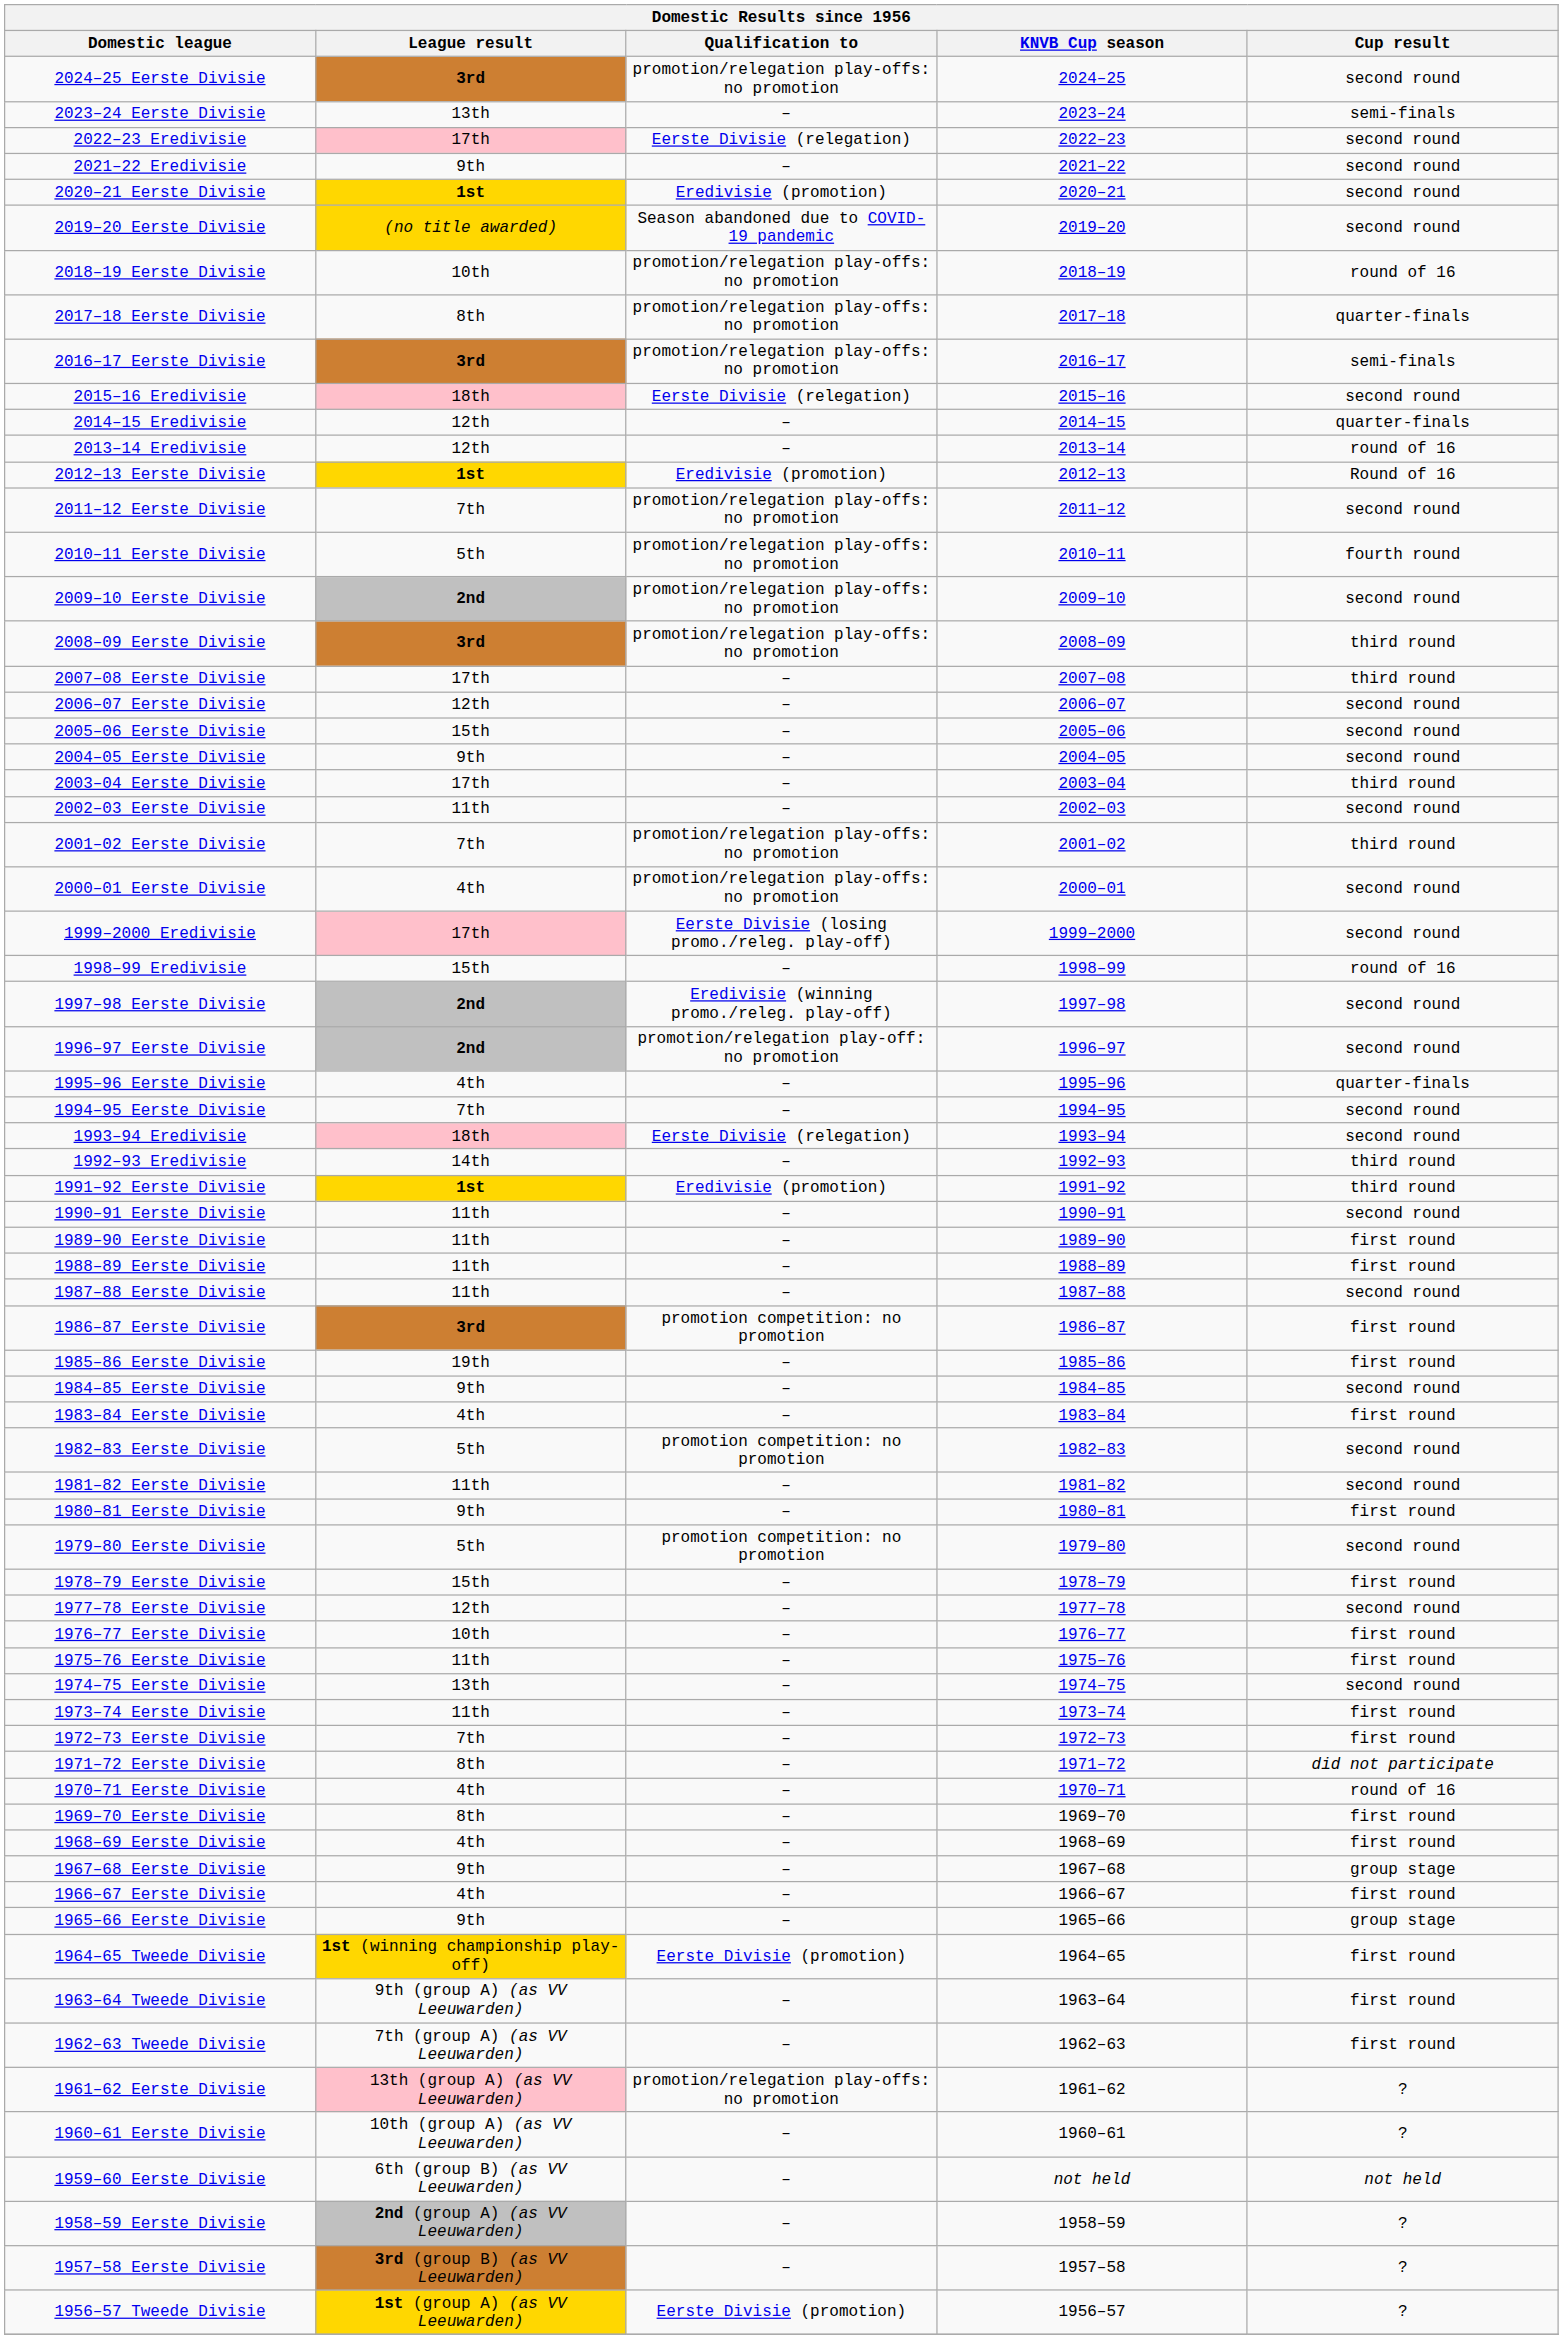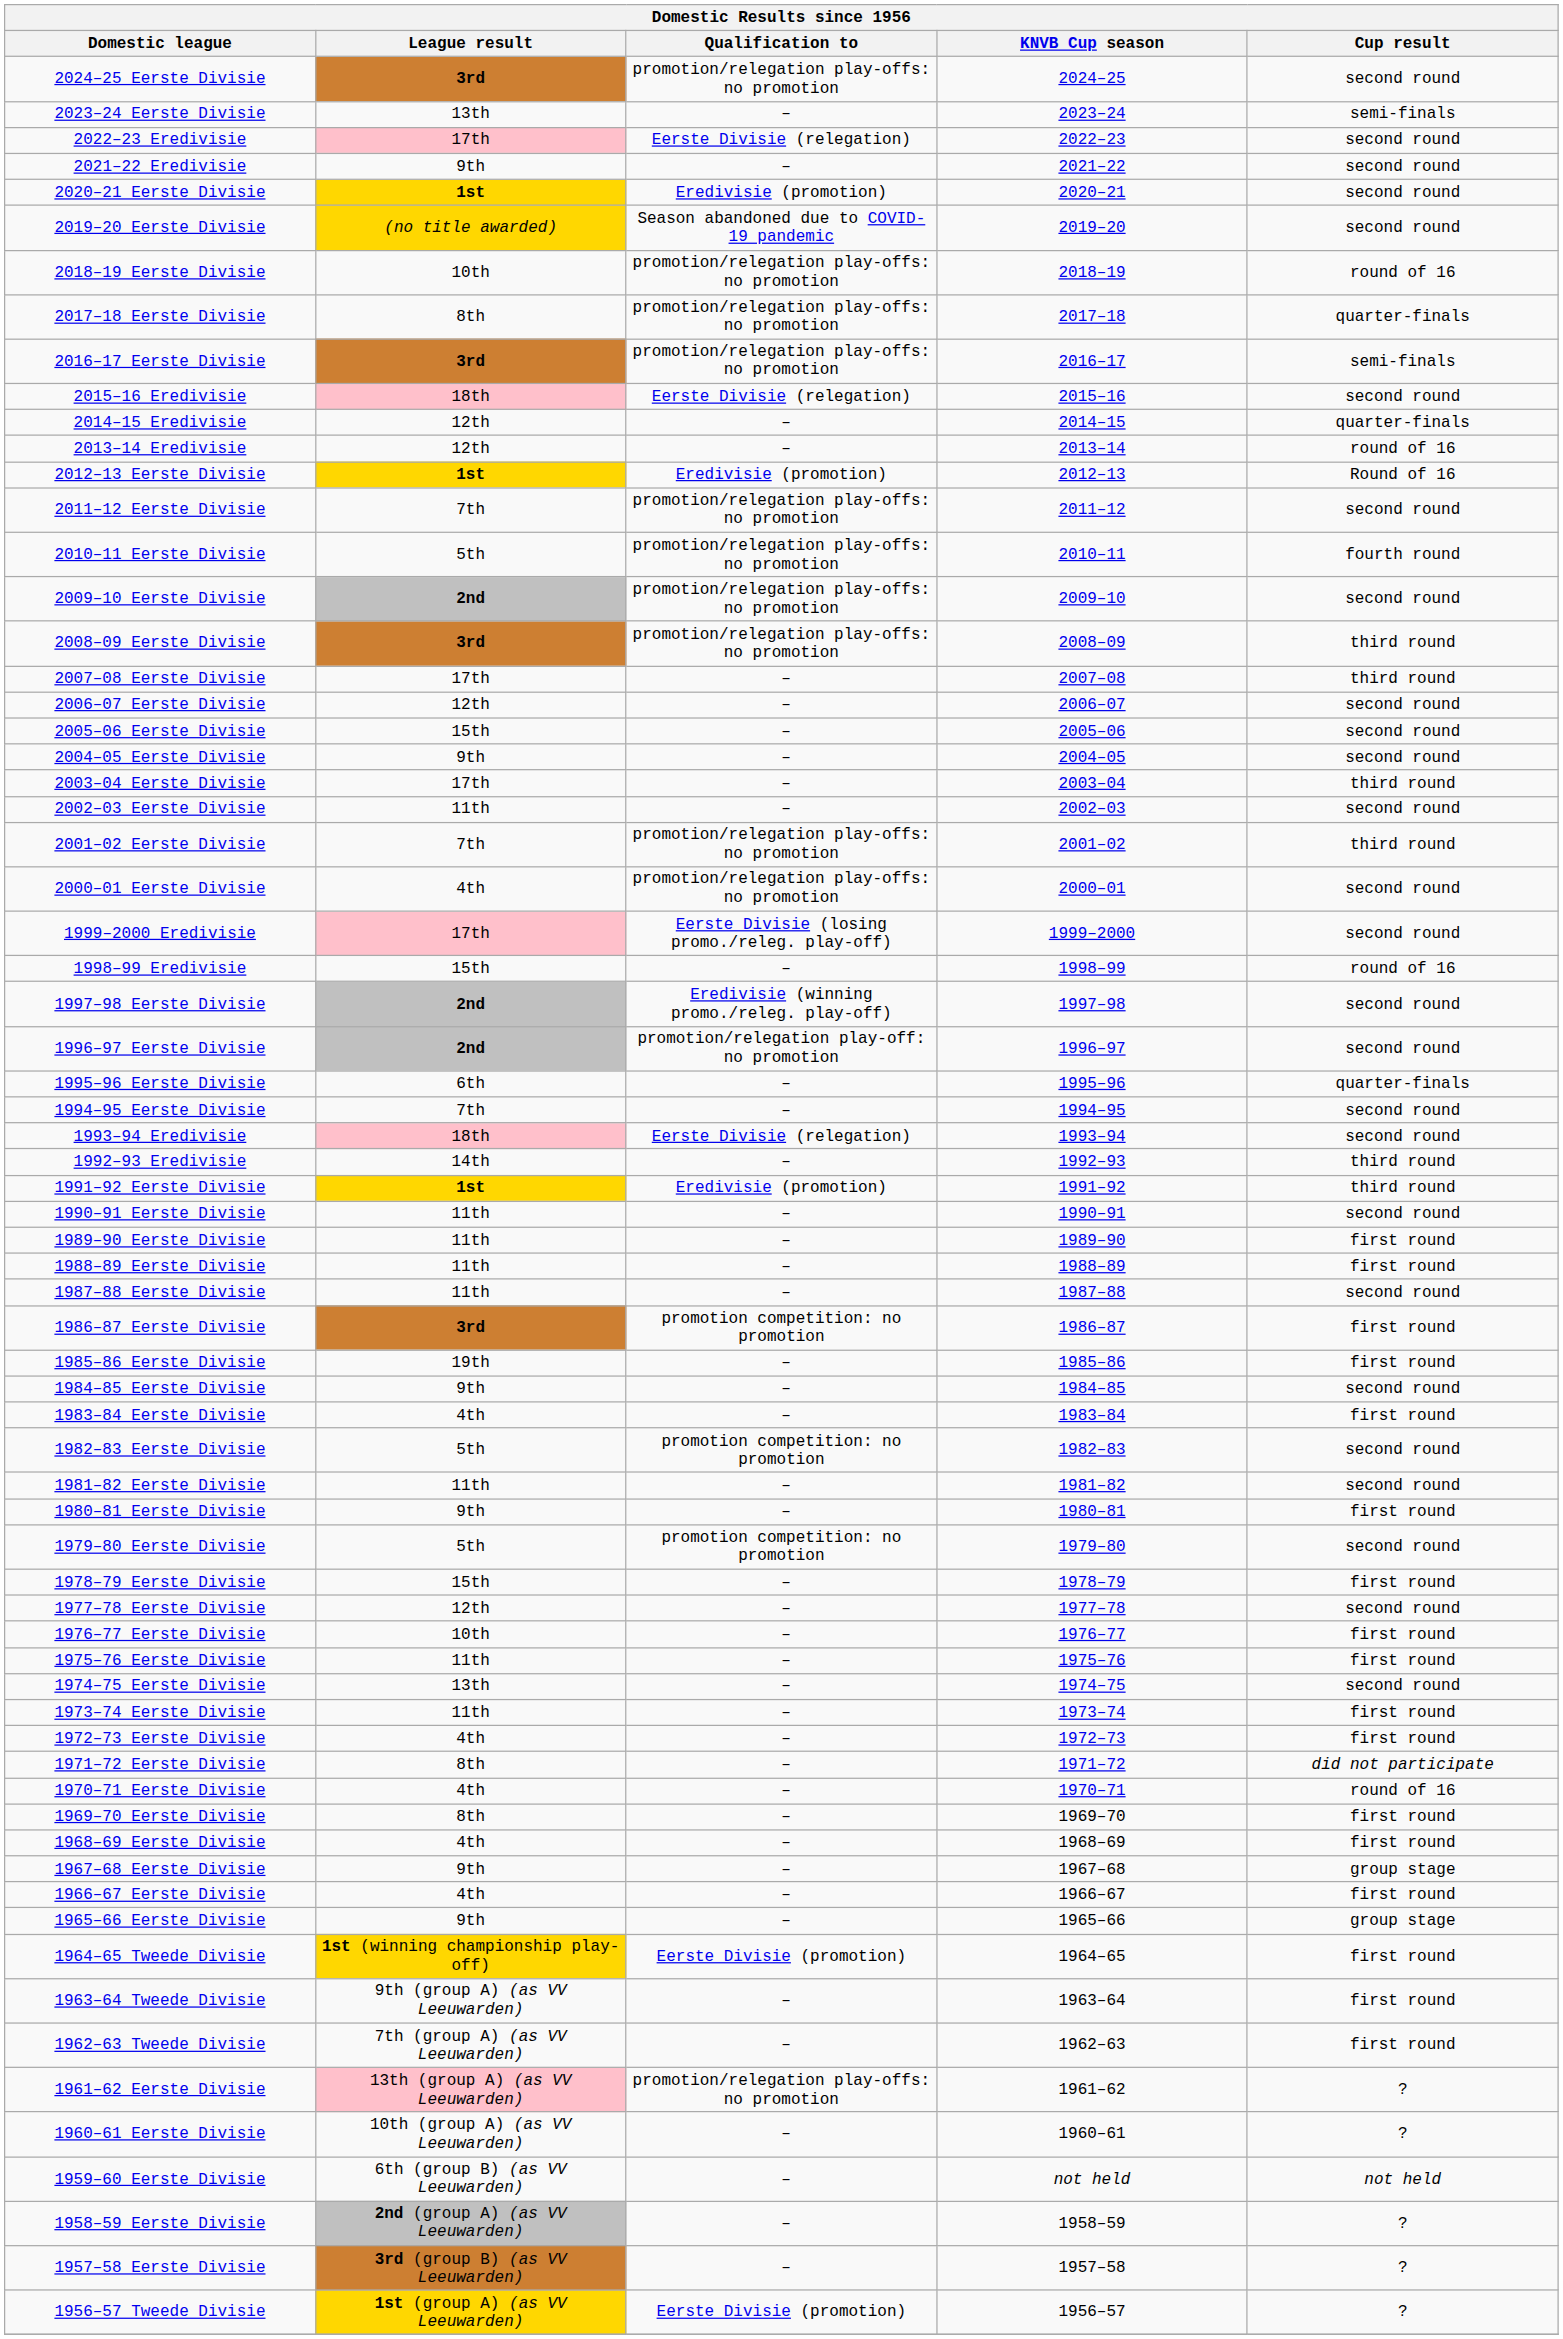(471, 1084) 4th -> (471, 1084) 6th
(471, 1739) 7th -> (471, 1739) 4th
